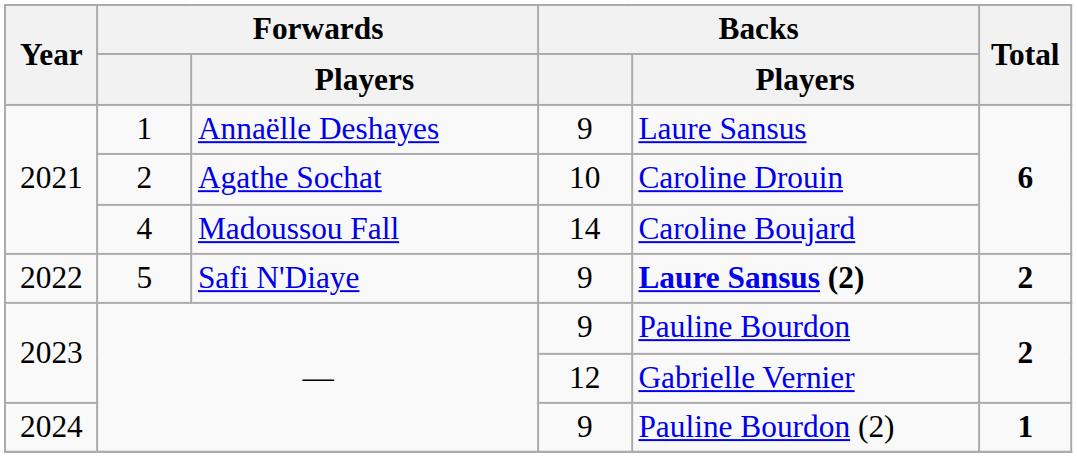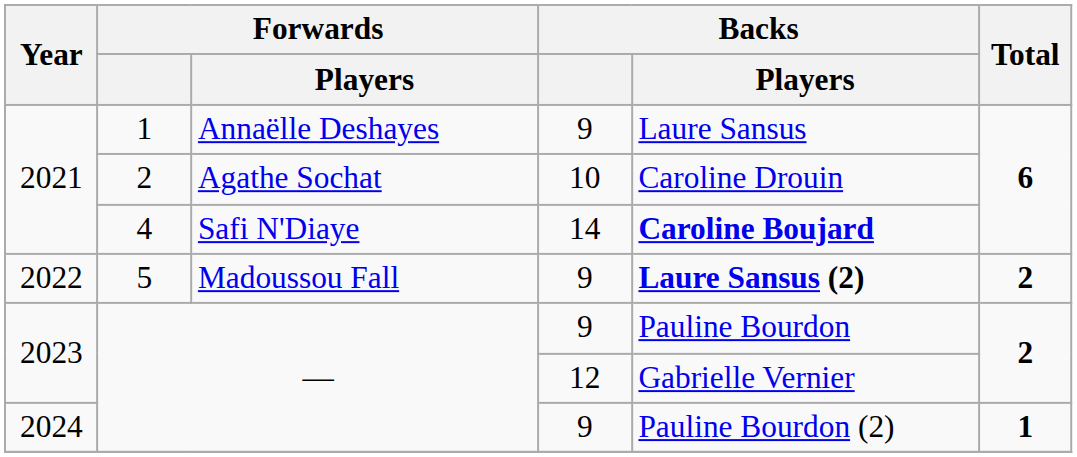(299, 228) Madoussou Fall -> (279, 228) Safi N'Diaye
(747, 228) normal -> (756, 228) bold
(279, 278) Safi N'Diaye -> (299, 278) Madoussou Fall
